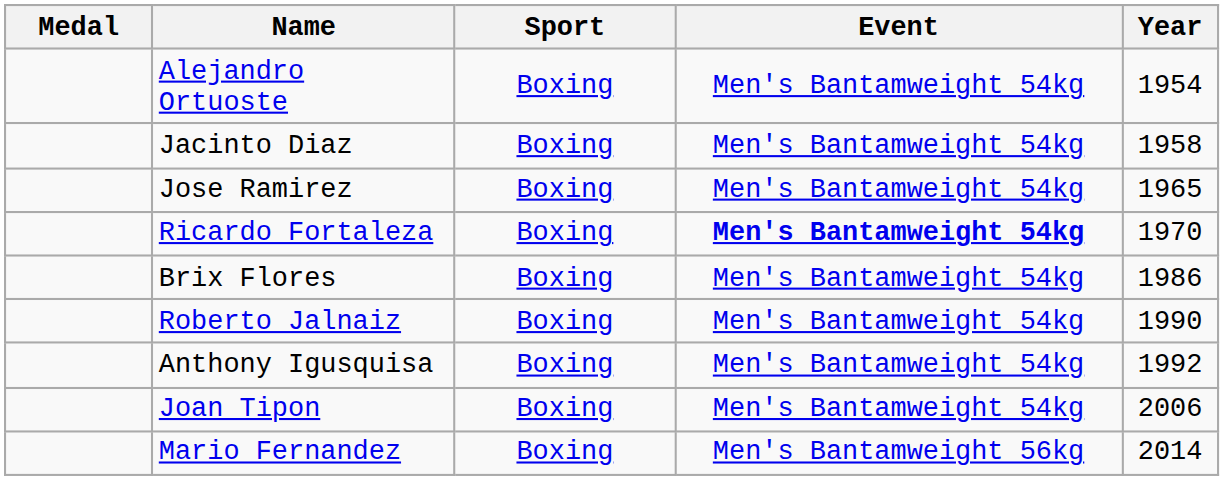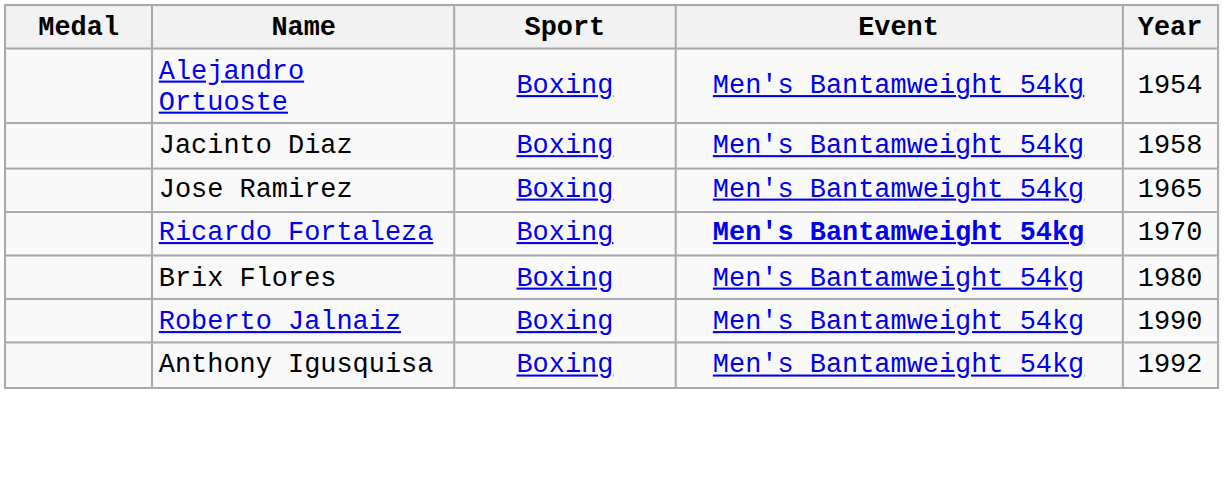(1170, 277) 1986 -> (1170, 277) 1980
- row: (240, 409)
- row: (280, 453)
